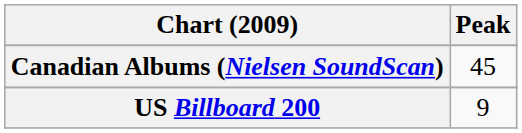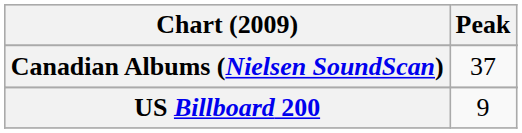(483, 66) 45 -> (483, 66) 37
